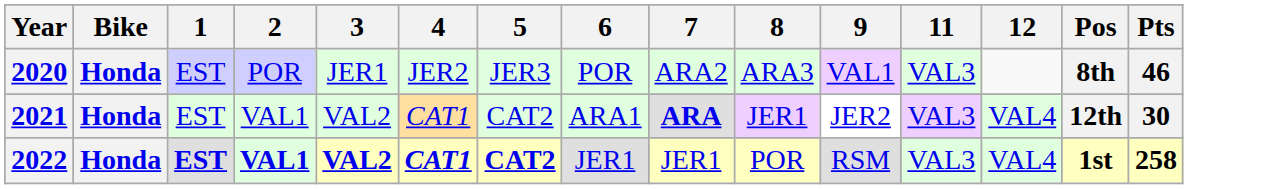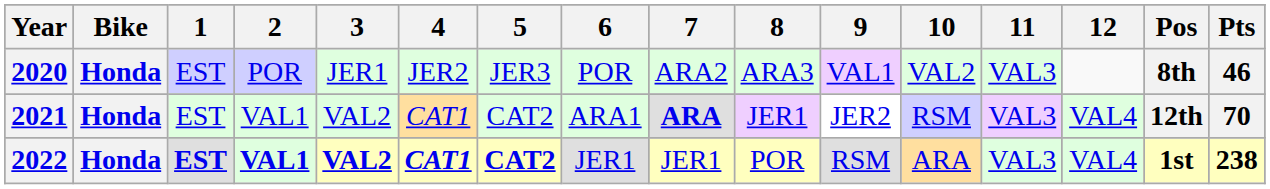+ column: (941, 26)
(1156, 115) 30 -> (1237, 115) 70
(1156, 159) 258 -> (1237, 159) 238
